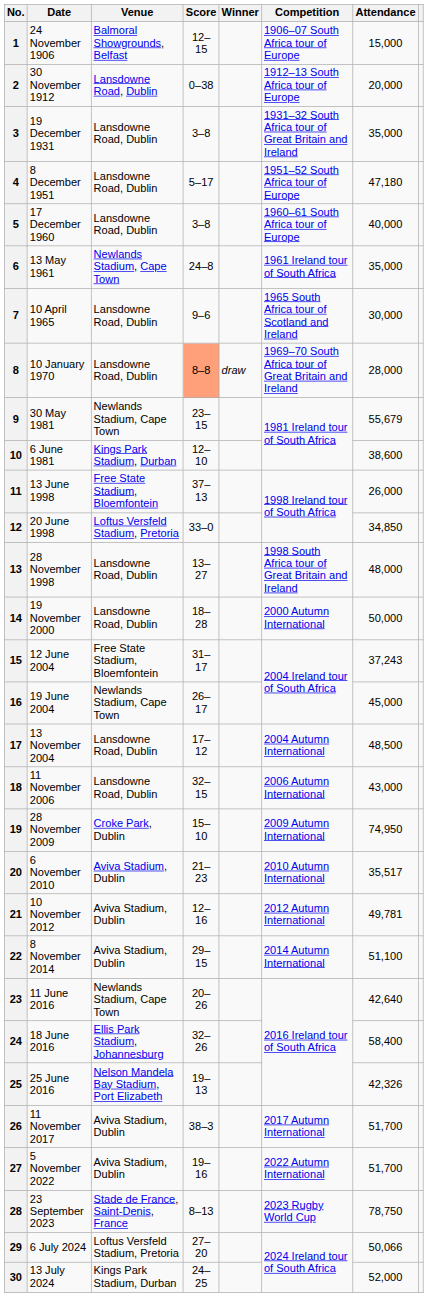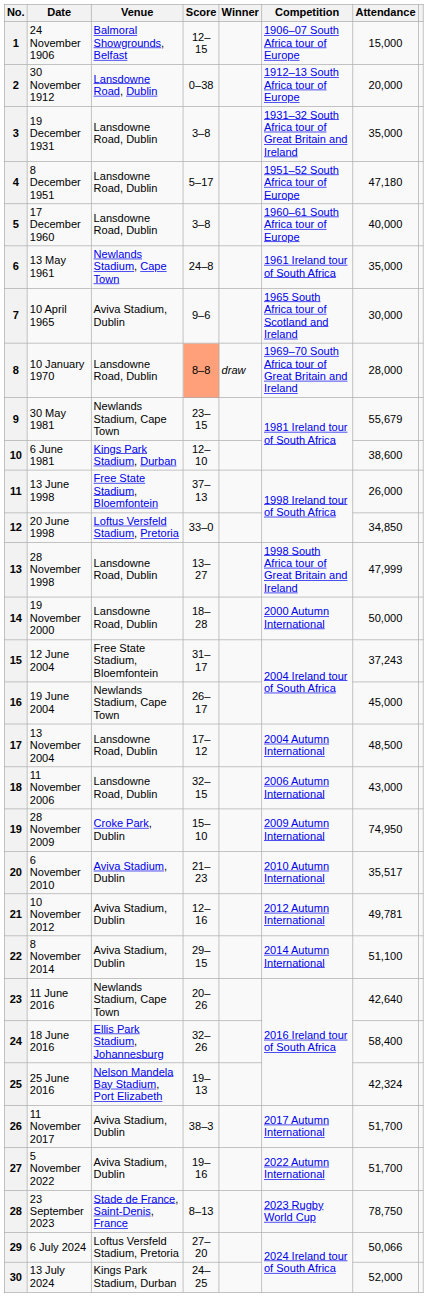(126, 315) Lansdowne Road, Dublin -> (130, 315) Aviva Stadium, Dublin
(385, 569) 48,000 -> (385, 569) 47,999
(385, 1084) 42,326 -> (385, 1084) 42,324
